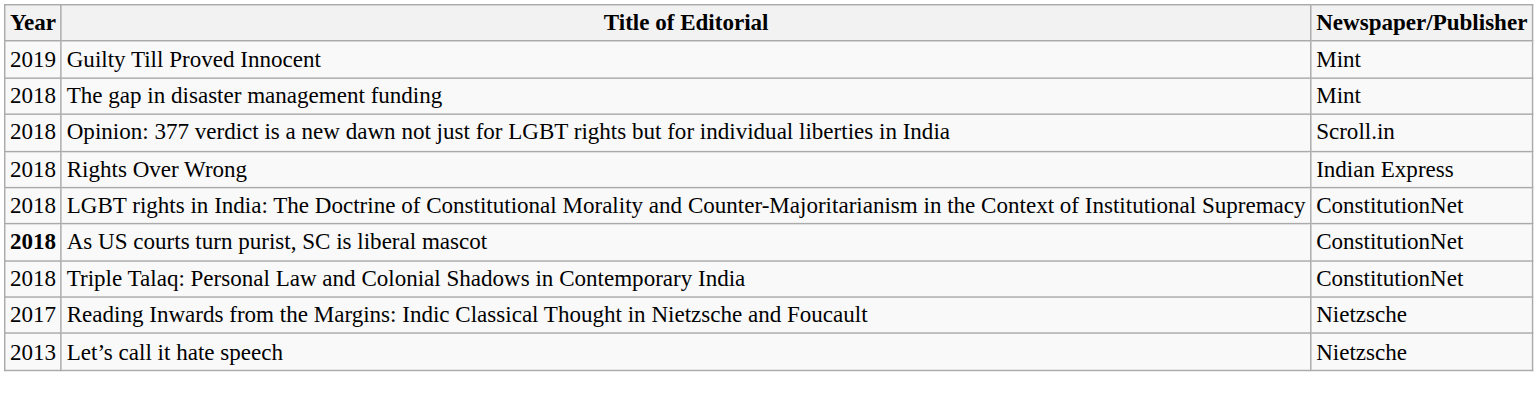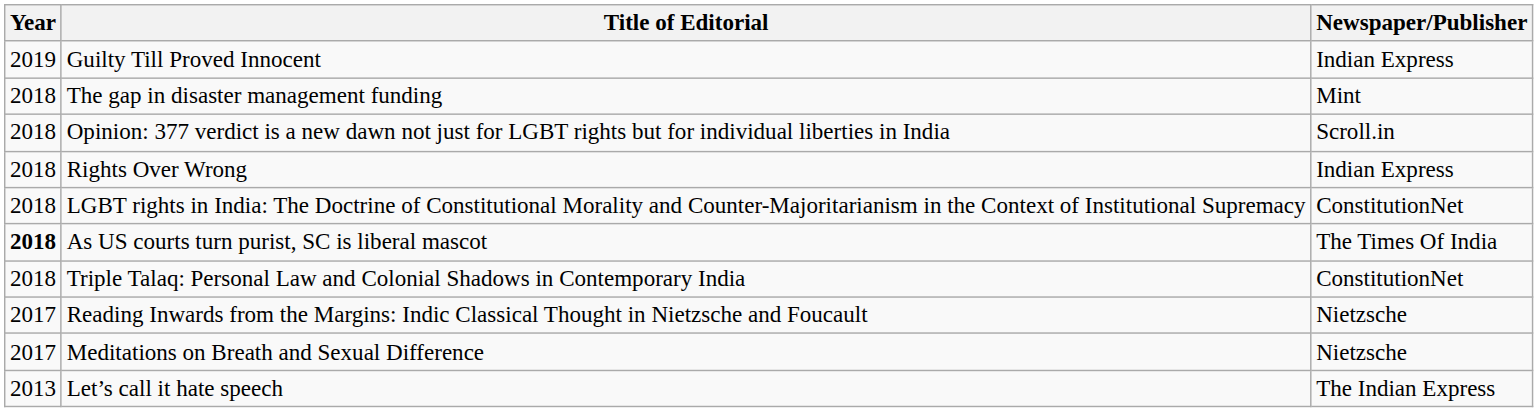(1339, 59) Mint -> (1385, 59) Indian Express
(1390, 242) ConstitutionNet -> (1407, 242) The Times Of India
+ row: (275, 351)
(1362, 351) Nietzsche -> (1406, 388) The Indian Express
